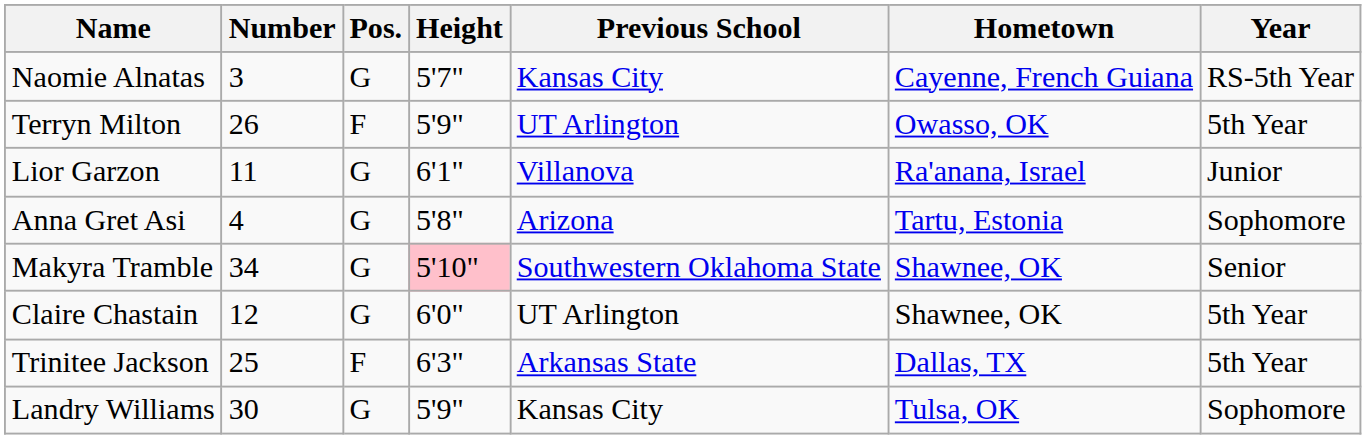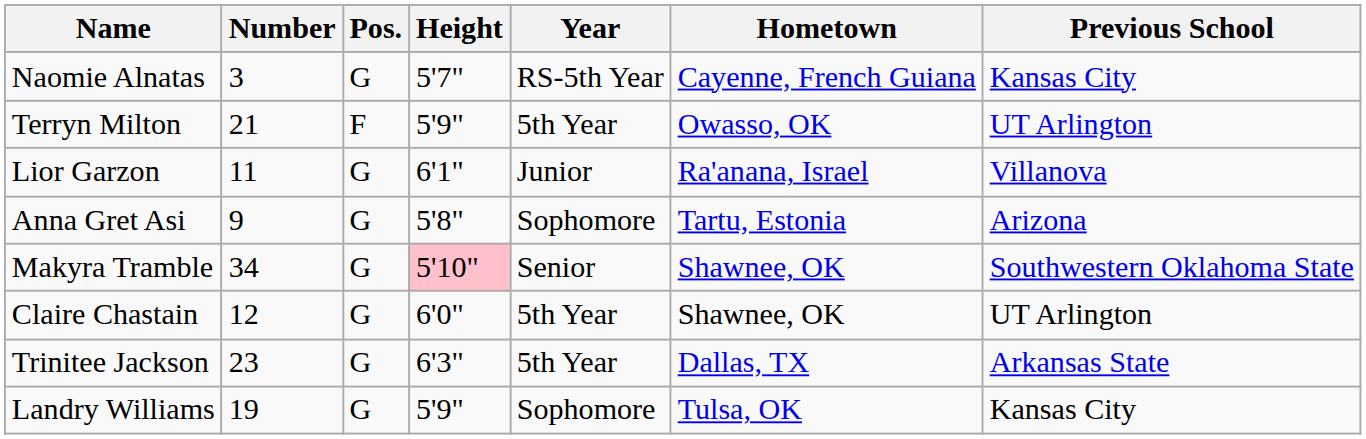columns swapped: (1280, 28) <-> (699, 28)
(244, 123) 26 -> (244, 123) 21
(236, 219) 4 -> (236, 219) 9
(244, 362) 25 -> (244, 362) 23
(358, 362) F -> (360, 362) G
(244, 409) 30 -> (244, 409) 19
